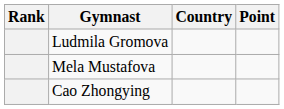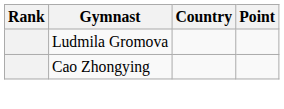- row: (104, 66)
